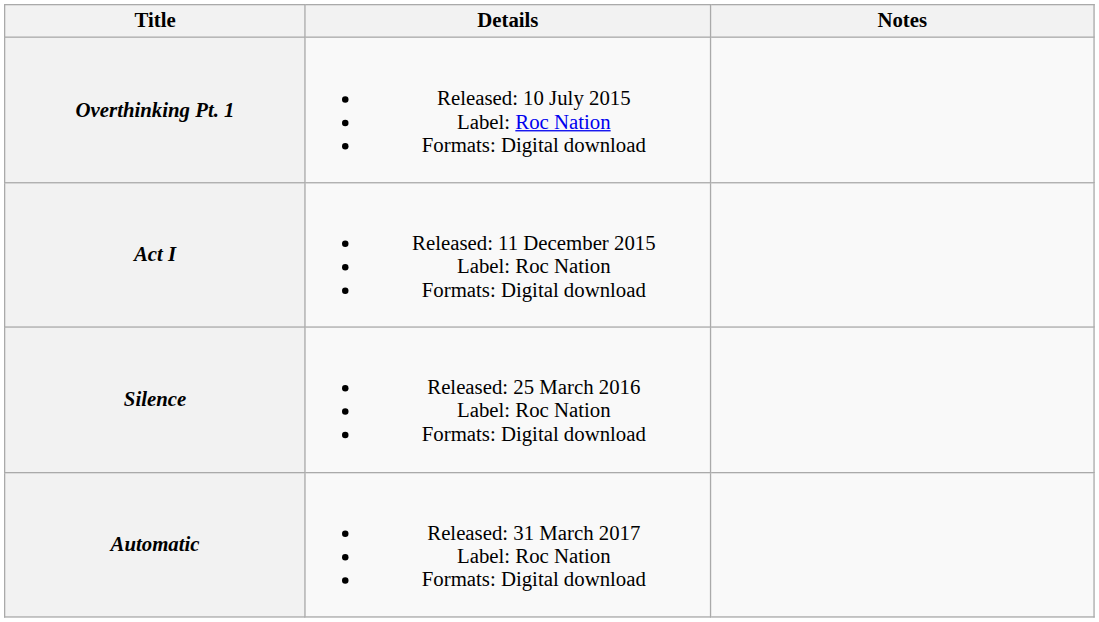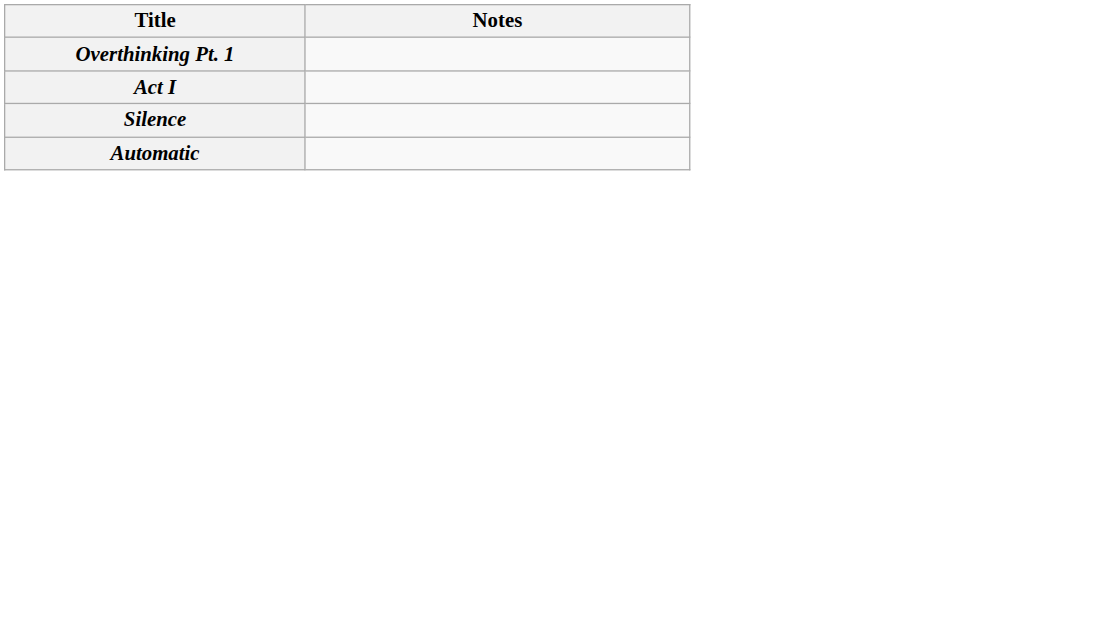- column: (508, 20)
